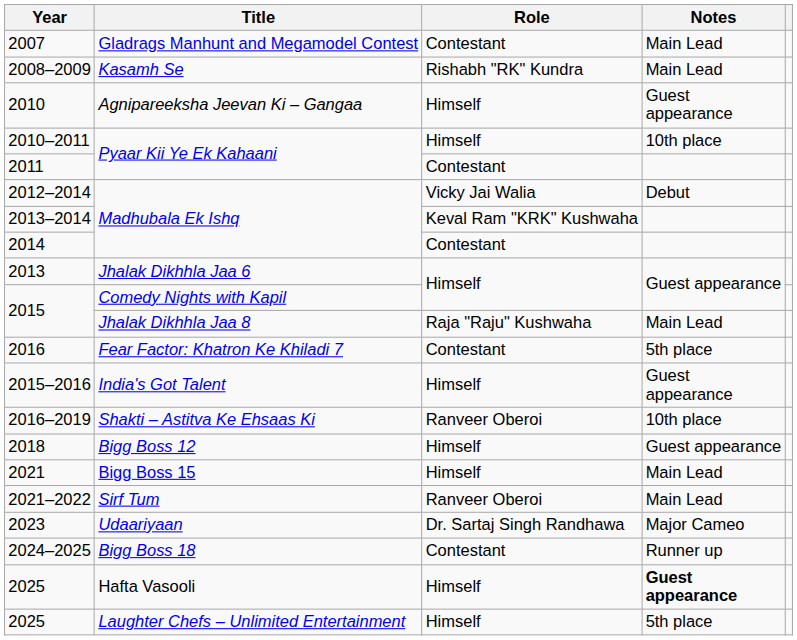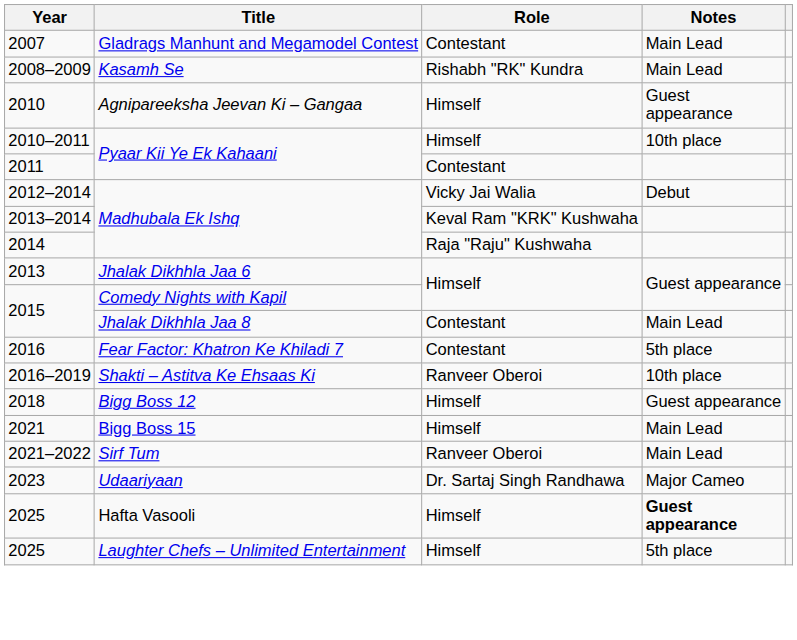(466, 245) Contestant -> (509, 245) Raja "Raju" Kushwaha
(509, 323) Raja "Raju" Kushwaha -> (466, 323) Contestant
- row: (50, 385)
- row: (50, 551)
